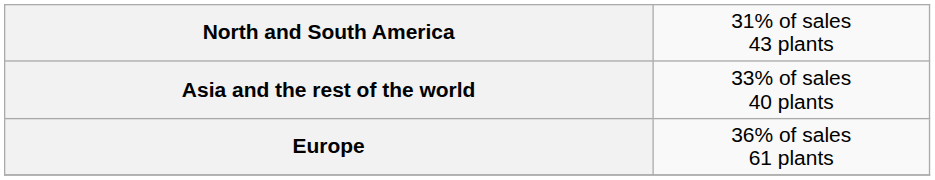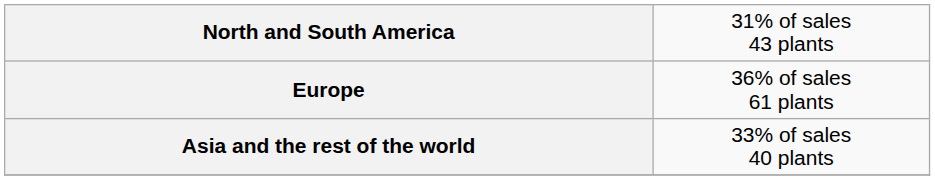rows swapped: (329, 146) <-> (329, 89)
